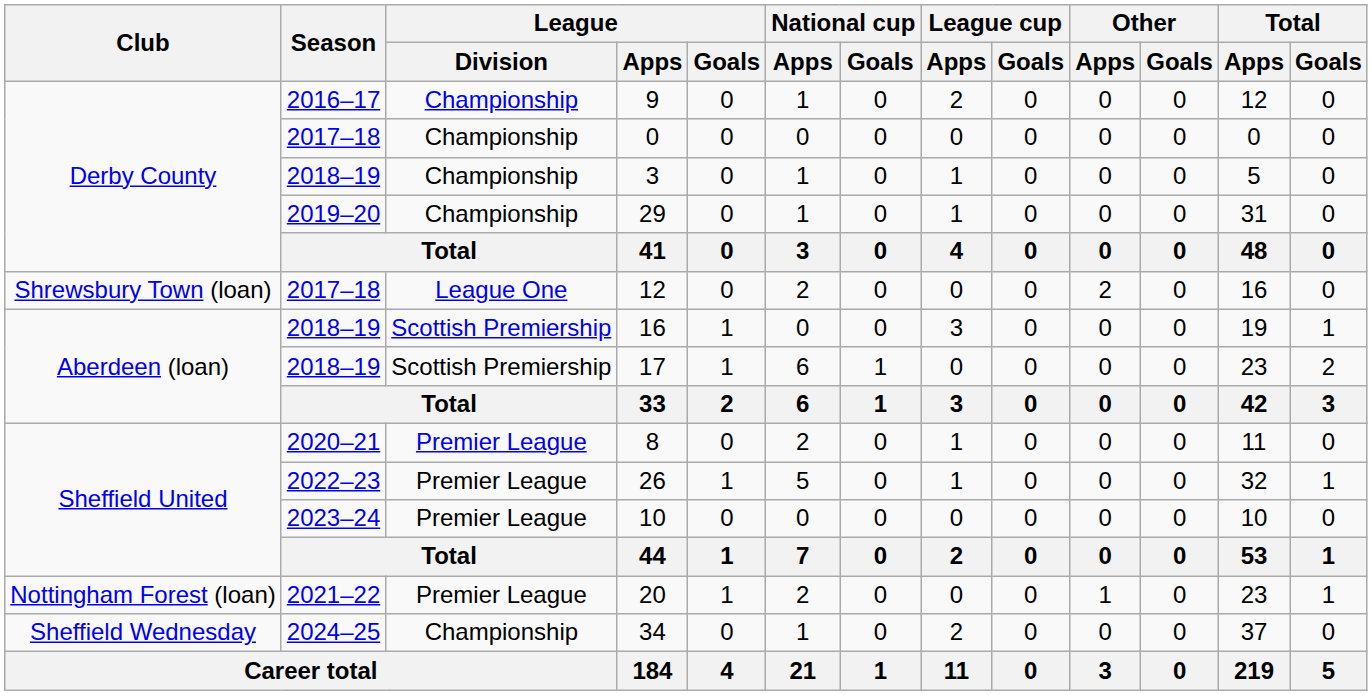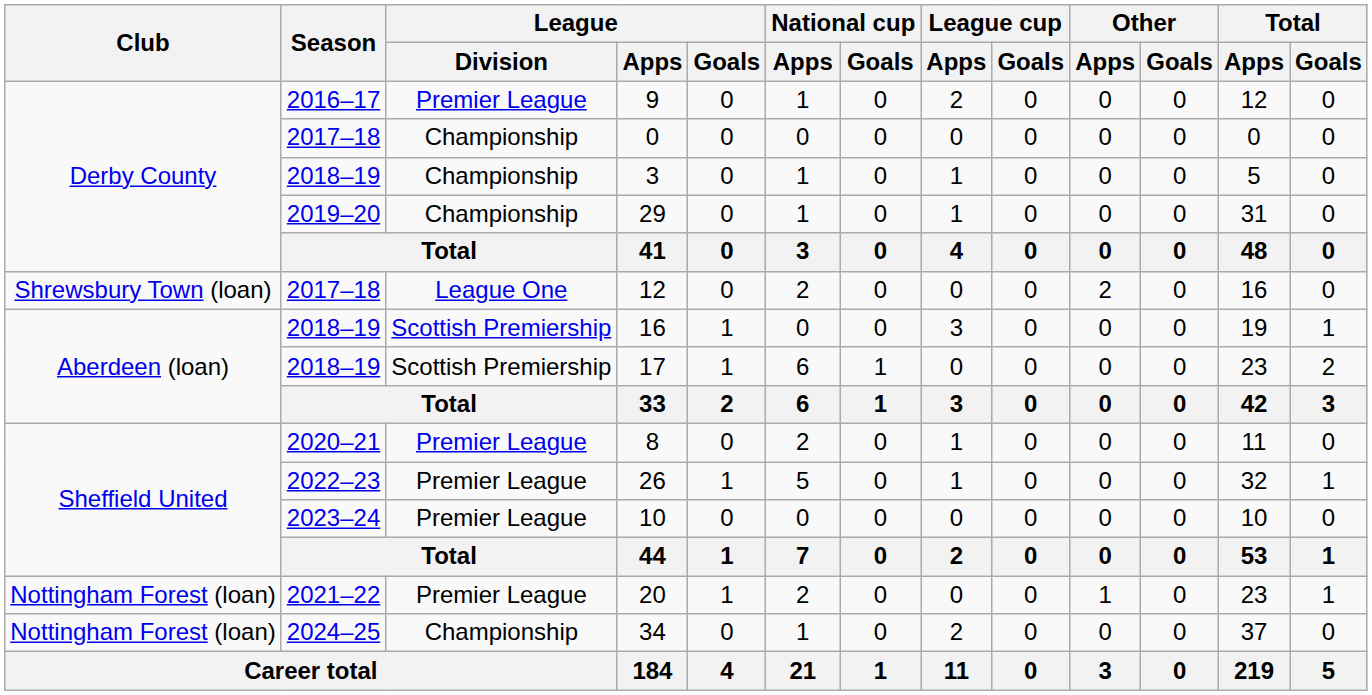(501, 99) Championship -> (501, 99) Premier League
(143, 632) Sheffield Wednesday -> (143, 632) Nottingham Forest (loan)
